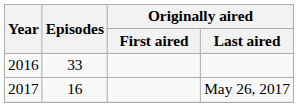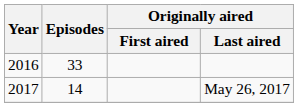(75, 89) 16 -> (75, 89) 14
